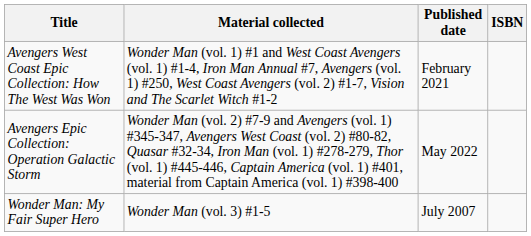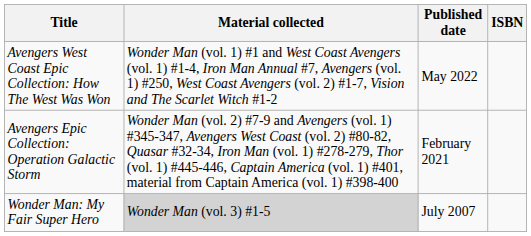(446, 75) February 2021 -> (450, 75) May 2022
(450, 151) May 2022 -> (446, 151) February 2021
(199, 212) no background -> (199, 212) lightgrey background
